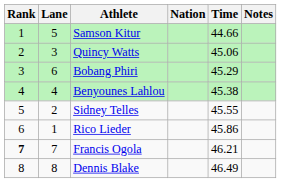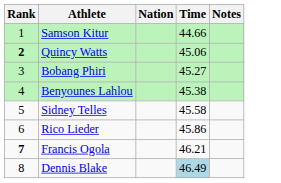- column: (54, 14)
(21, 52) normal -> (21, 52) bold
(225, 71) 45.29 -> (193, 71) 45.27
(225, 110) 45.55 -> (193, 110) 45.58
(225, 168) no background -> (193, 168) lightblue background
